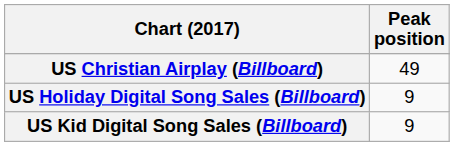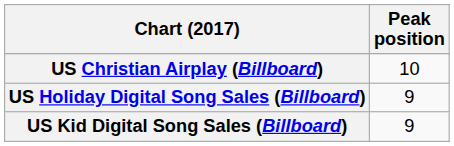(409, 68) 49 -> (409, 68) 10
